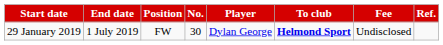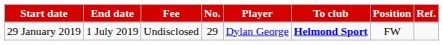columns swapped: (163, 13) <-> (384, 13)
(196, 31) 30 -> (212, 31) 29
